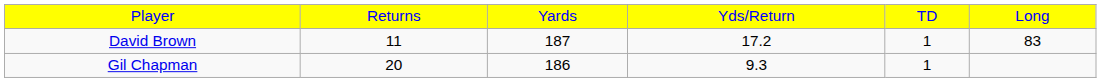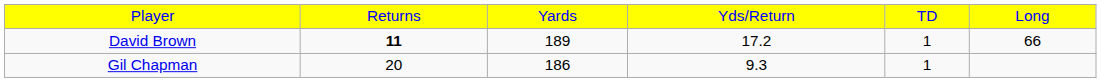(394, 41) normal -> (394, 41) bold
(557, 41) 187 -> (557, 41) 189
(1032, 41) 83 -> (1032, 41) 66
